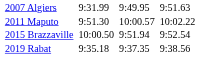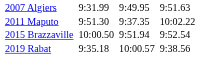(137, 21) 10:00.57 -> (134, 21) 9:37.35
(134, 49) 9:37.35 -> (137, 49) 10:00.57
